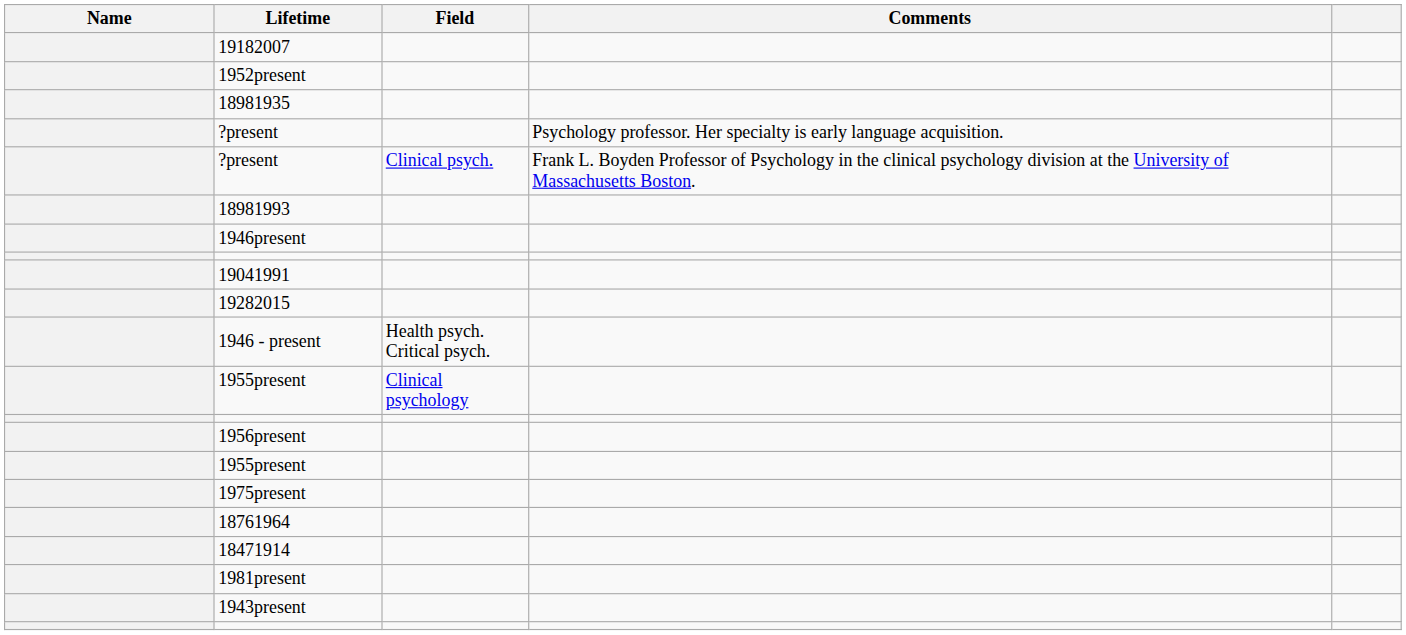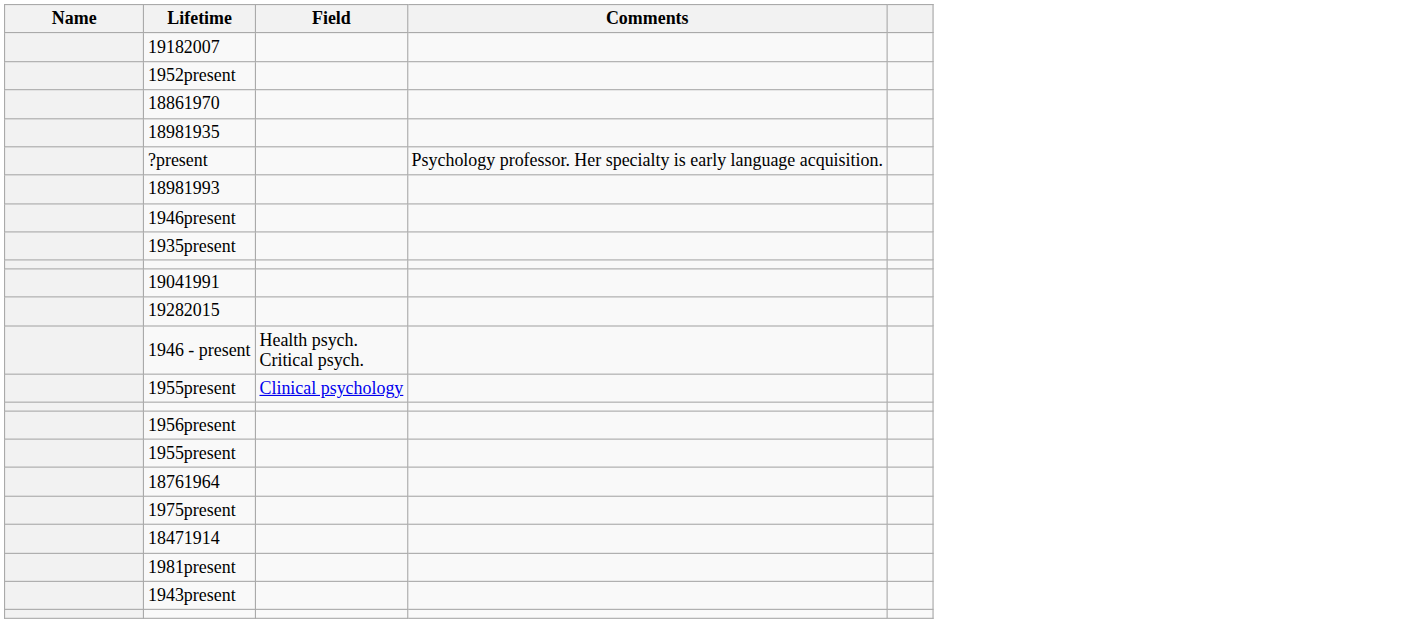+ row: (184, 103)
- row: (248, 160)
+ row: (192, 246)
rows swapped: (254, 522) <-> (262, 493)
